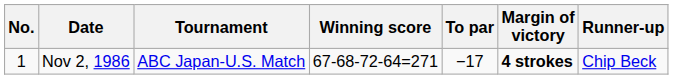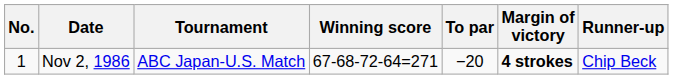(470, 62) −17 -> (470, 62) −20
